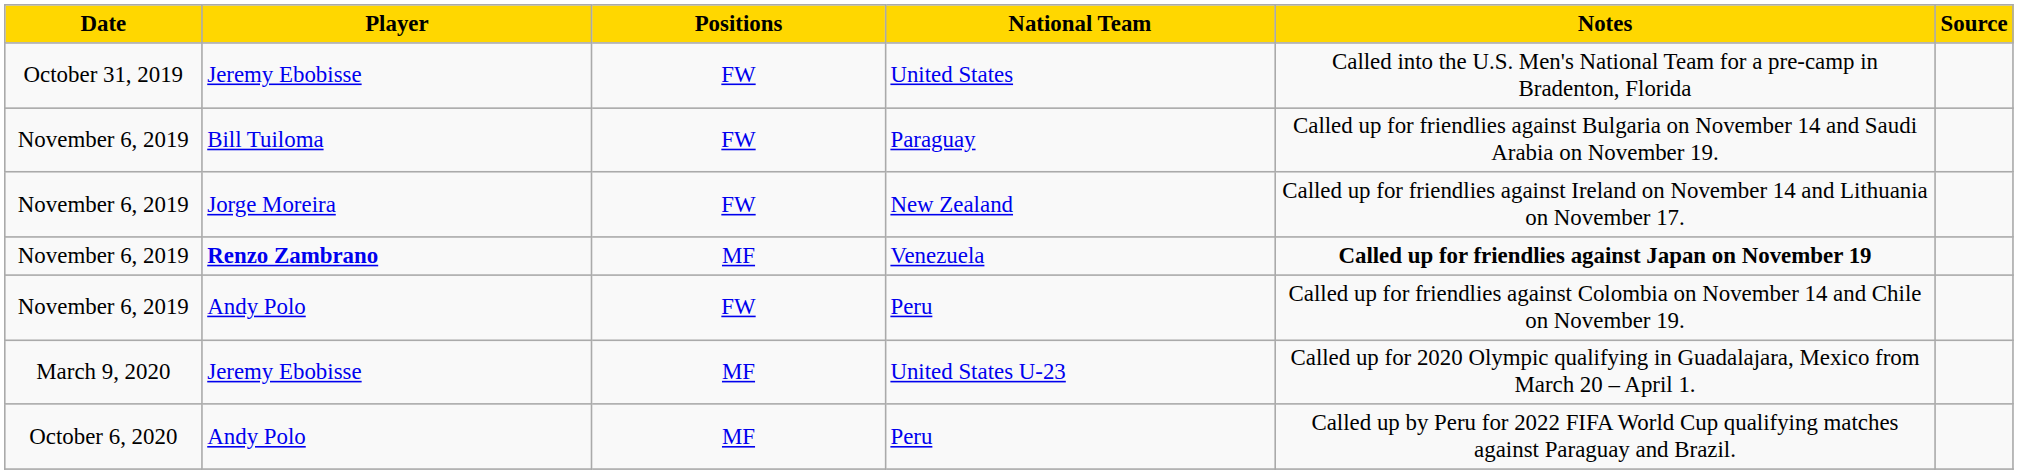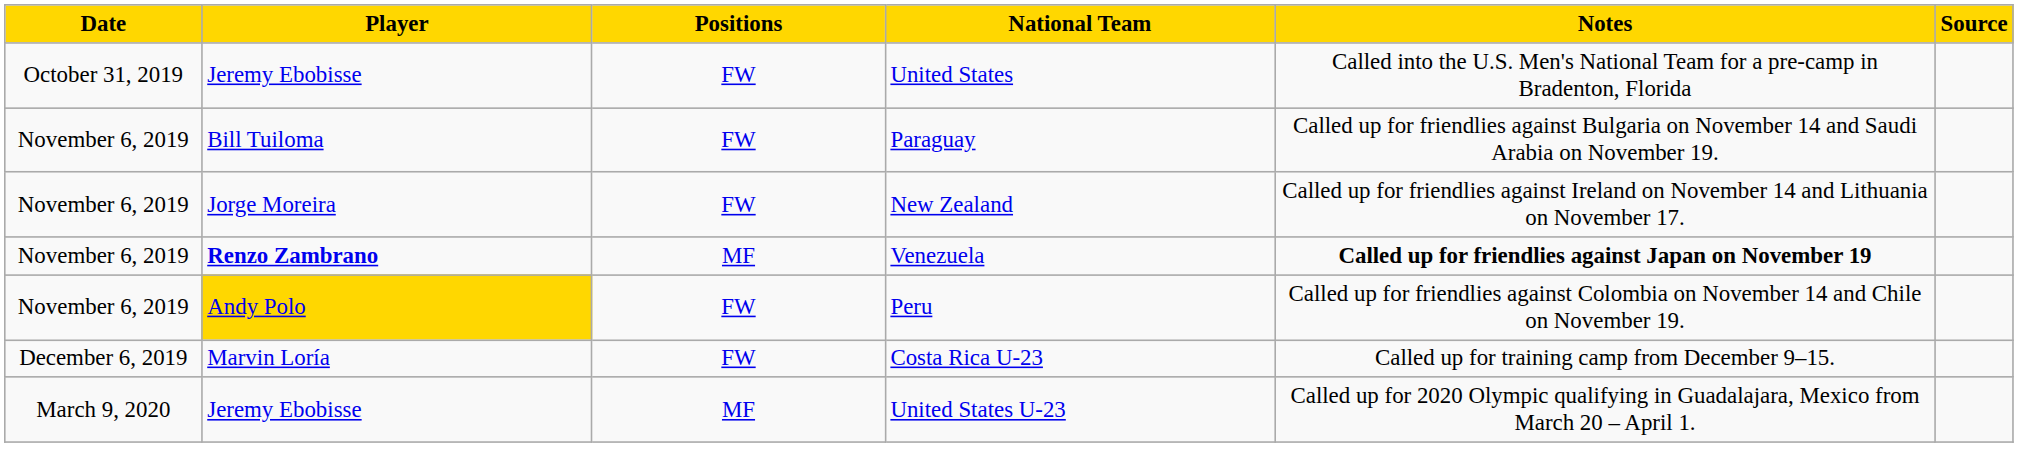(256, 307) no background -> (256, 307) gold background
+ row: (103, 358)
- row: (103, 436)
